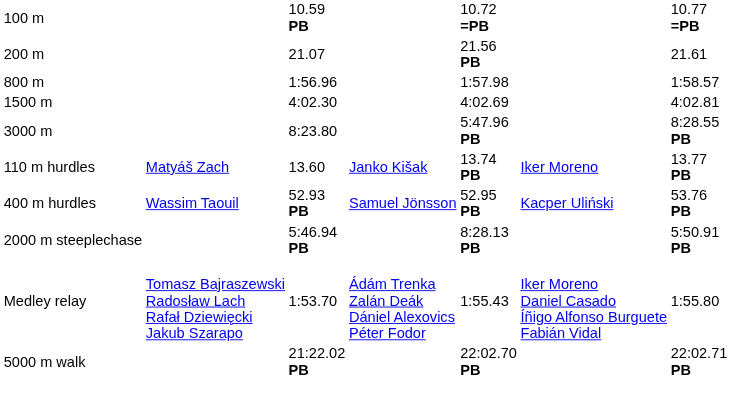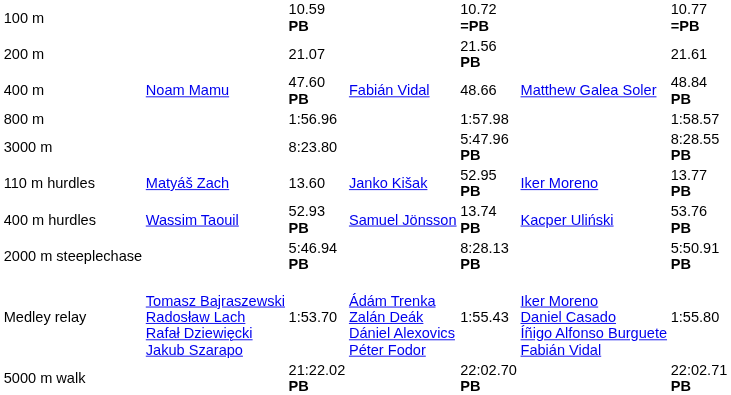+ row: (24, 90)
- row: (28, 102)
(478, 167) 13.74 PB -> (478, 183) 52.95 PB
(478, 203) 52.95 PB -> (478, 220) 13.74 PB
